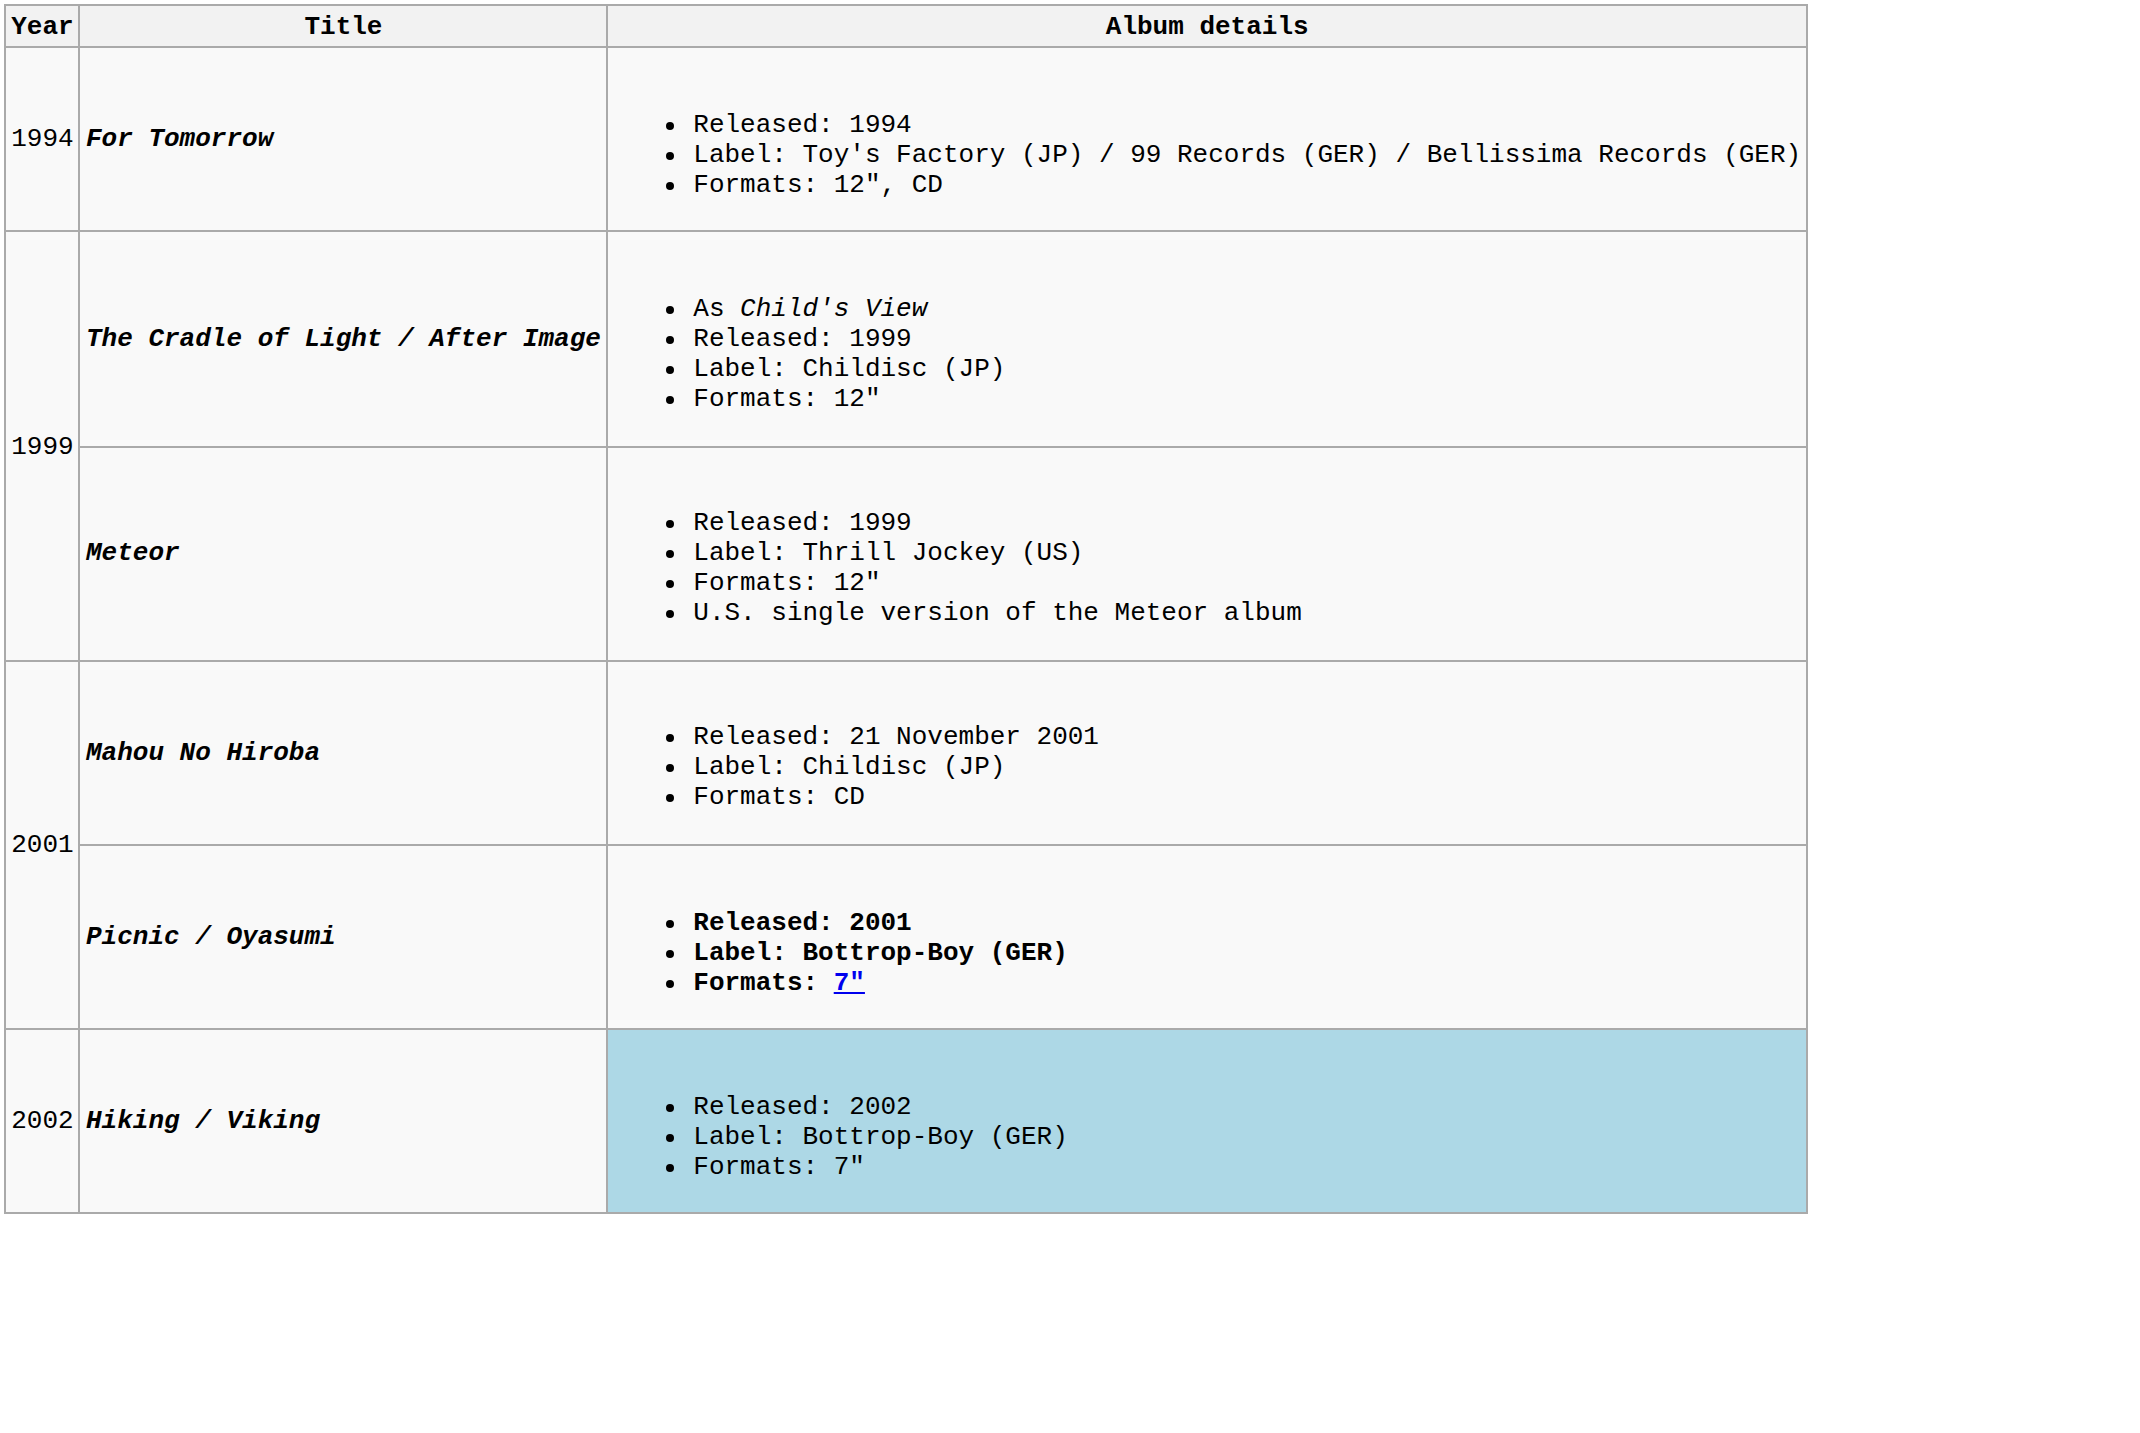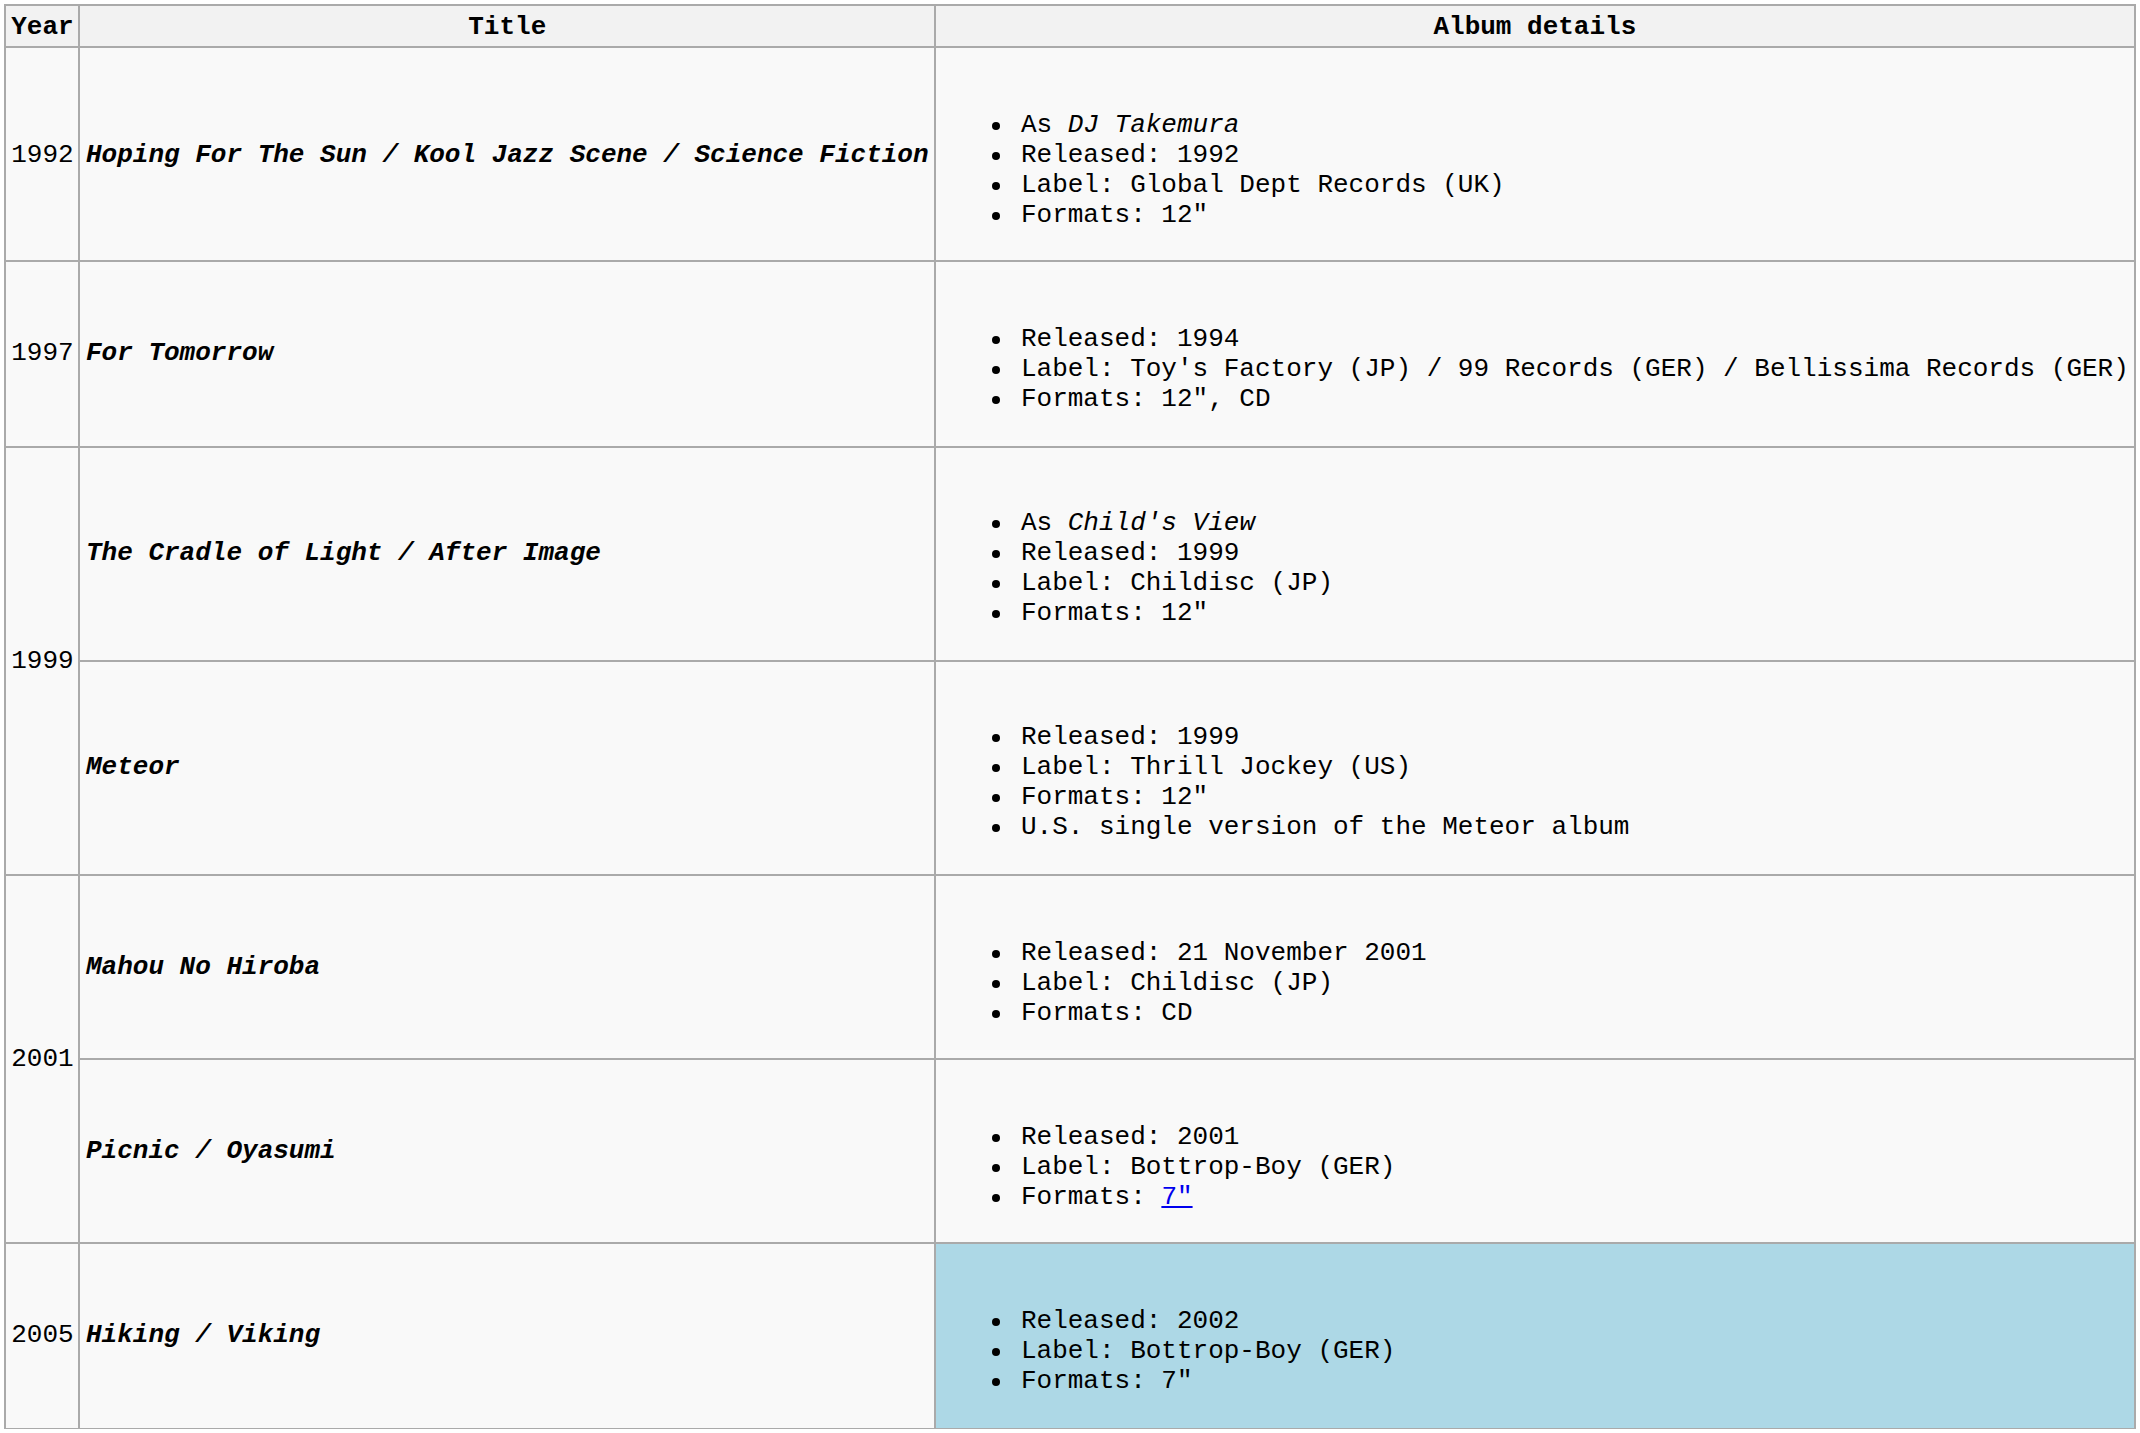+ row: (507, 155)
(42, 140) 1994 -> (42, 354) 1997
(1207, 952) bold -> (1535, 1166) normal
(42, 1121) 2002 -> (42, 1336) 2005
